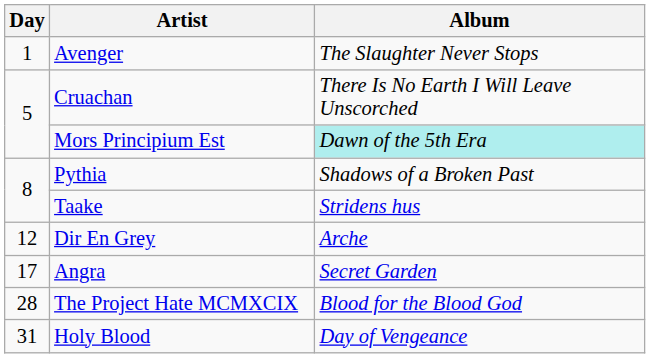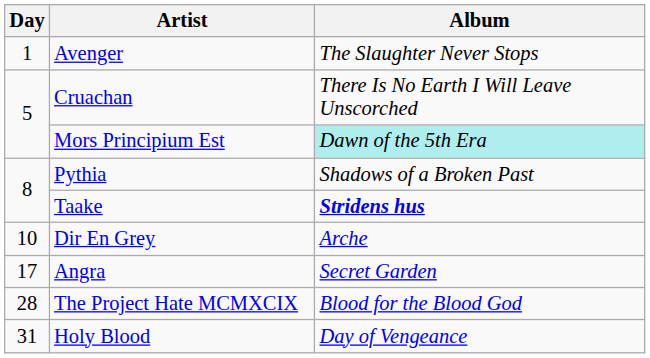(370, 206) normal -> (372, 206) bold
(27, 238) 12 -> (27, 238) 10
